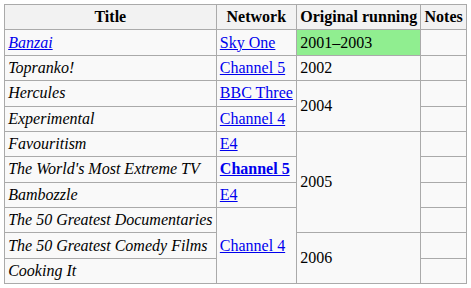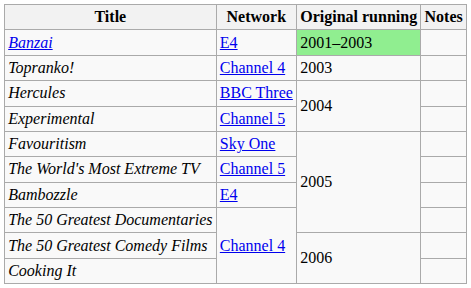(248, 42) Sky One -> (229, 42) E4
(252, 67) Channel 5 -> (252, 67) Channel 4
(316, 67) 2002 -> (316, 67) 2003
(252, 118) Channel 4 -> (252, 118) Channel 5
(229, 144) E4 -> (248, 144) Sky One
(255, 169) bold -> (252, 169) normal
